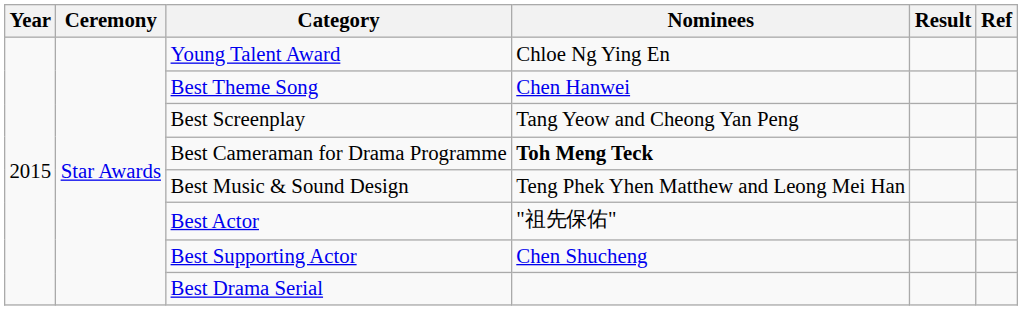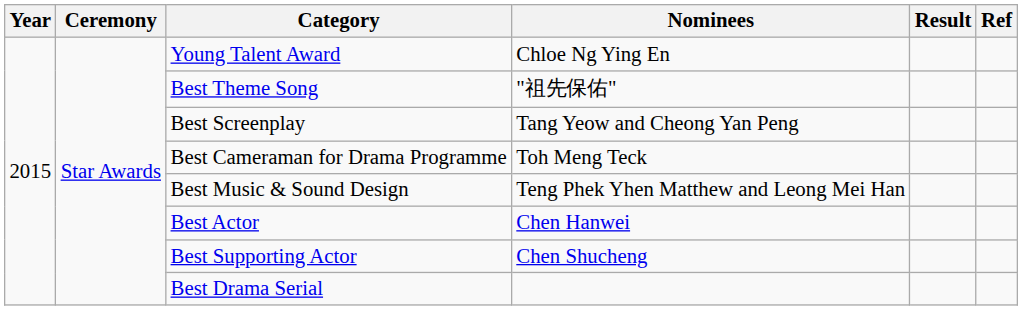(573, 86) Chen Hanwei -> (566, 88) "祖先保佑"
(585, 152) bold -> (582, 156) normal
(566, 220) "祖先保佑" -> (573, 222) Chen Hanwei
